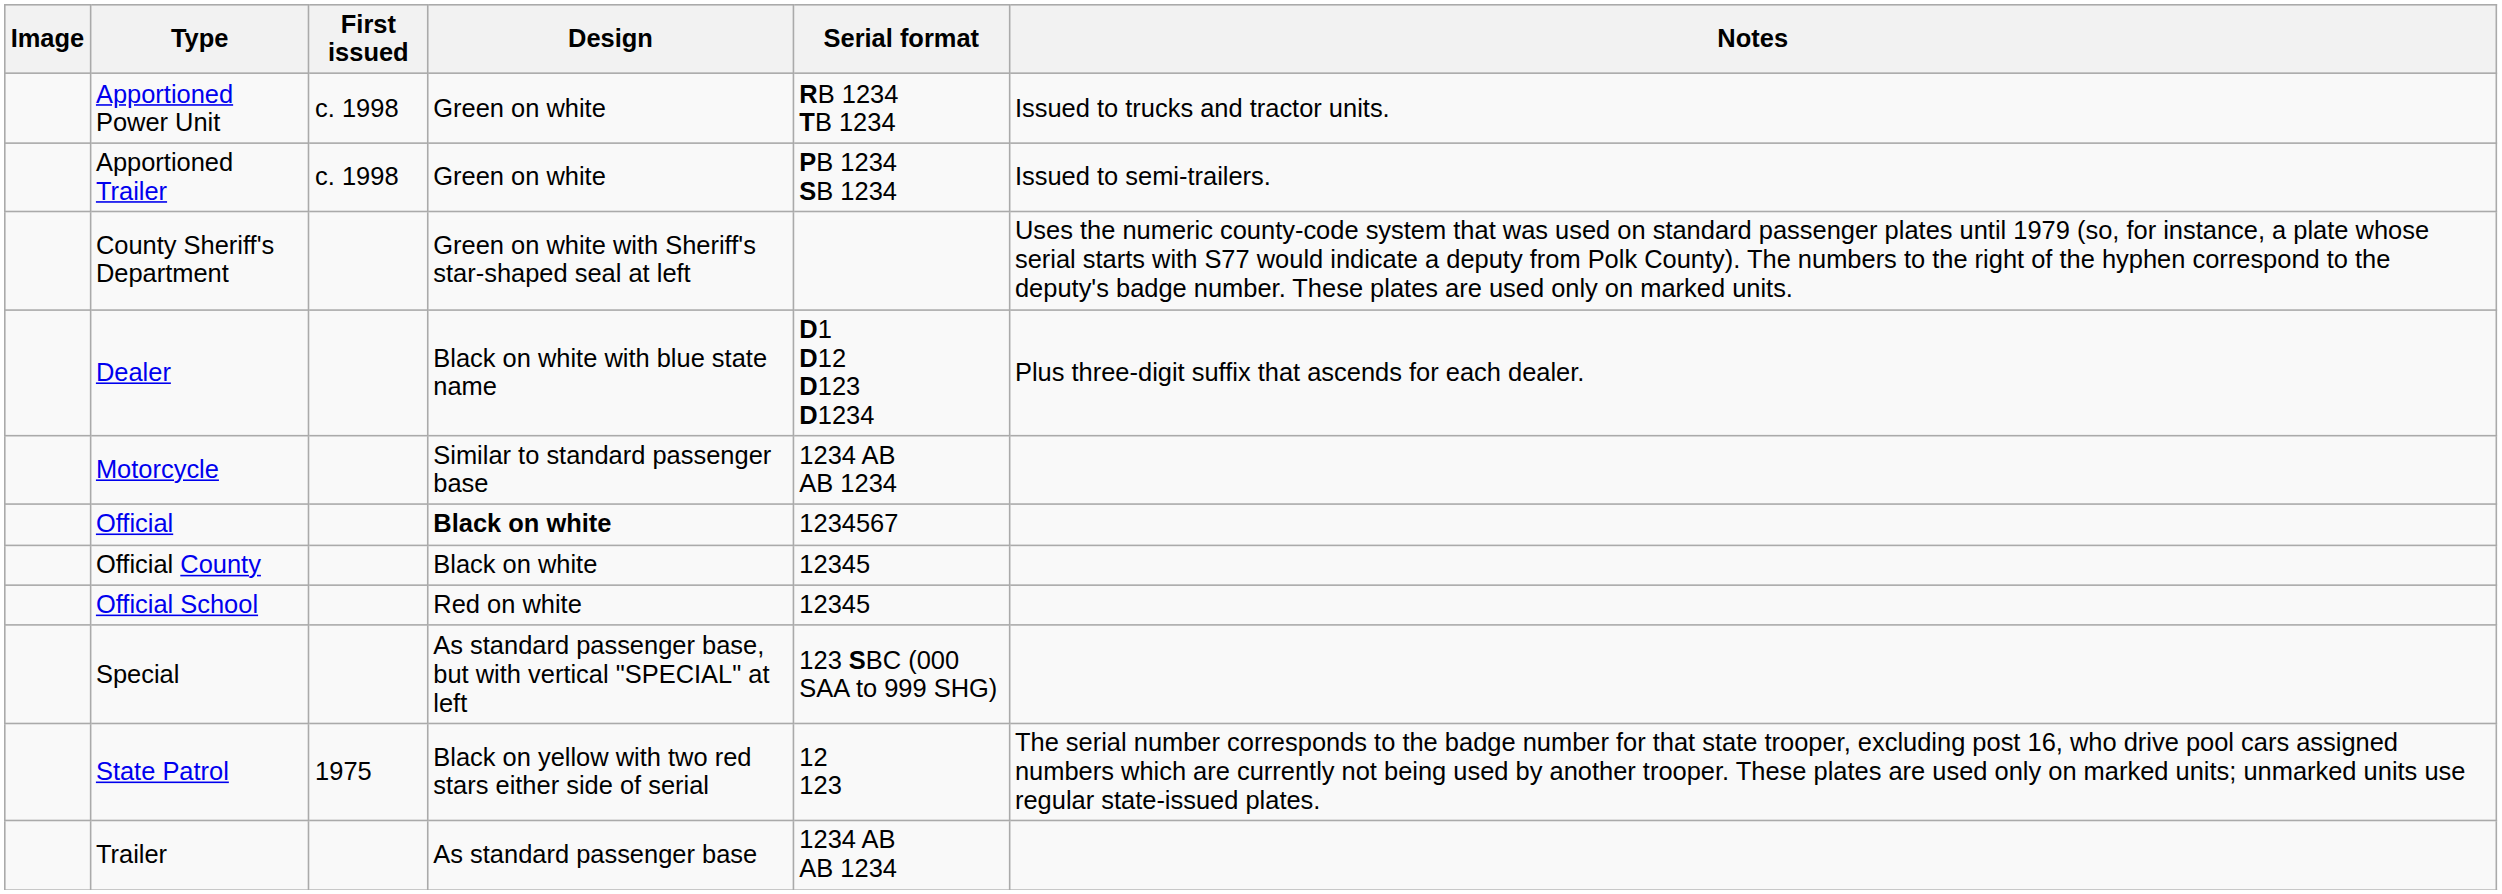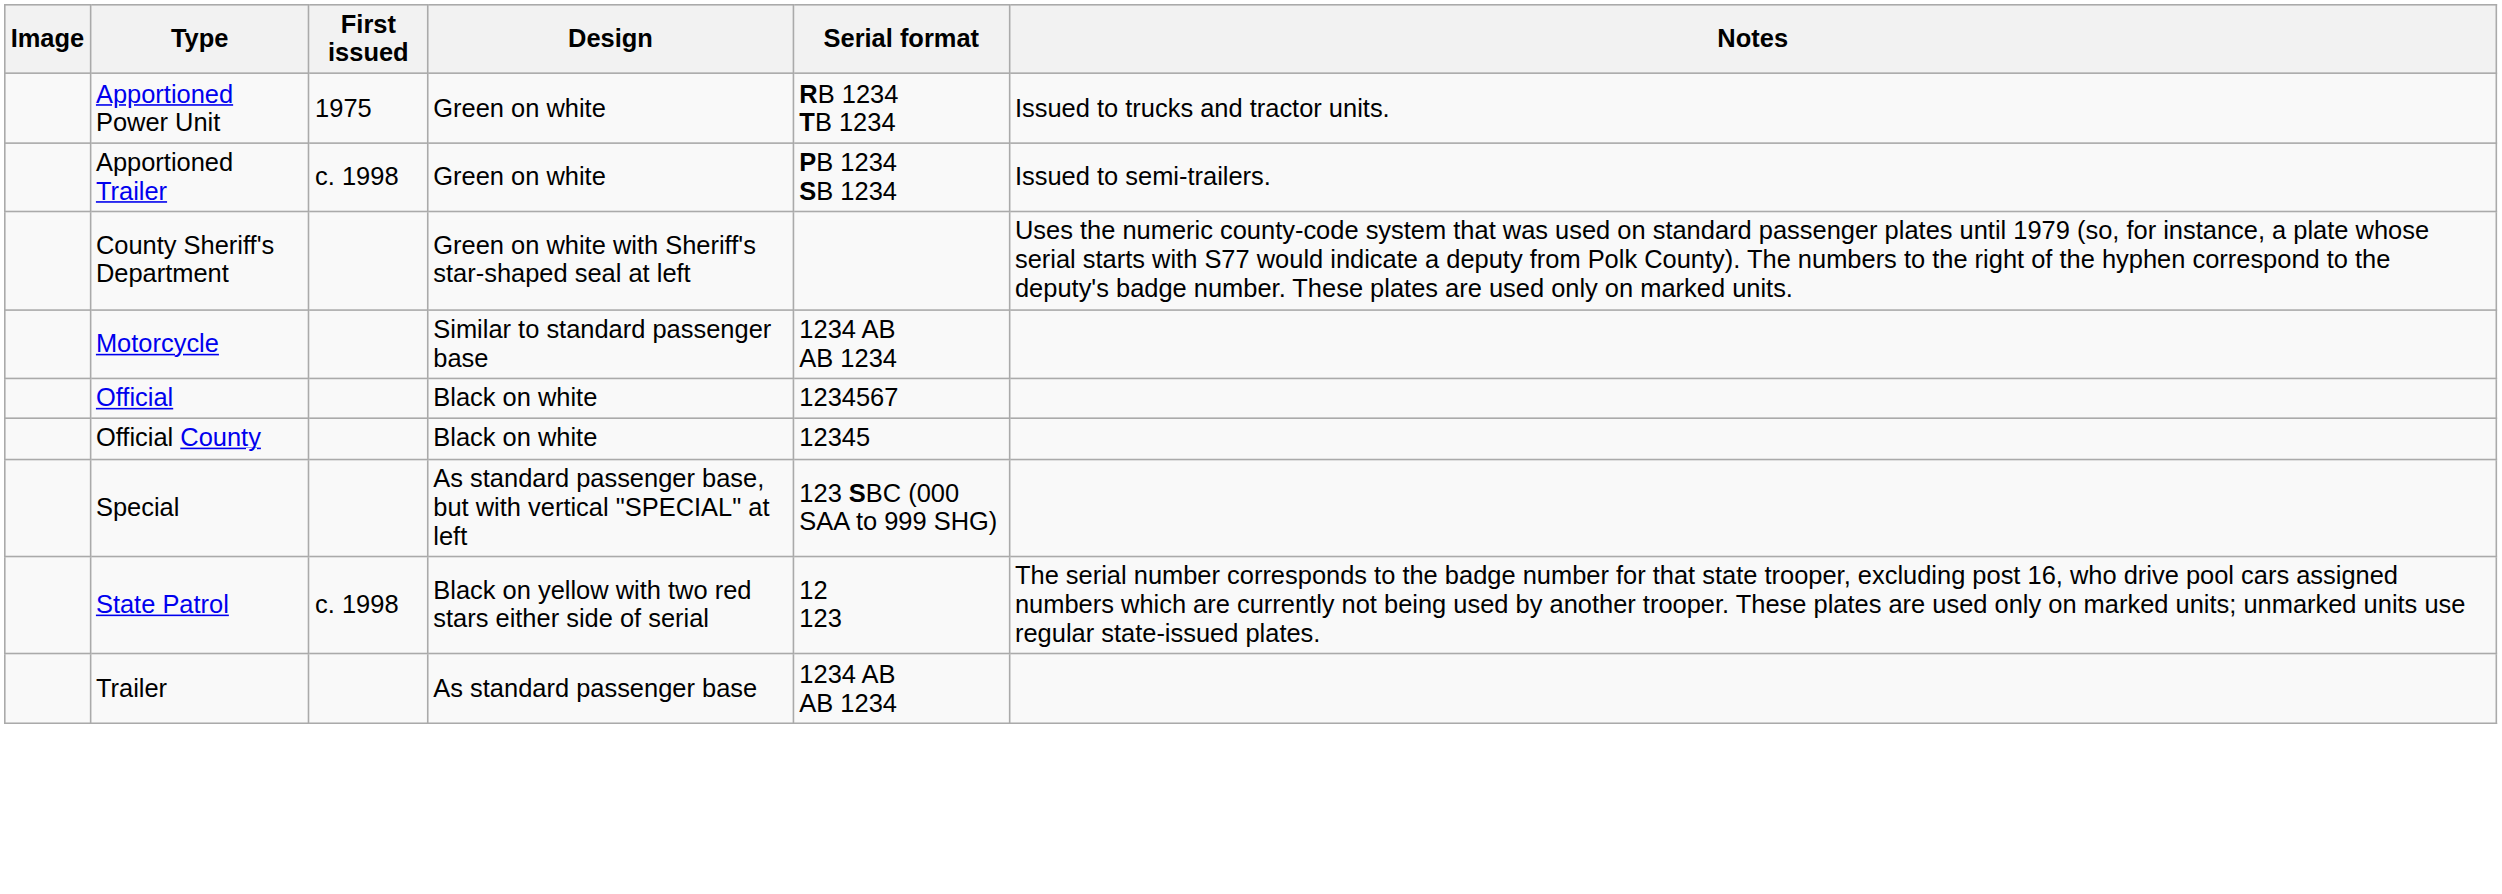(357, 107) c. 1998 -> (343, 107) 1975
- row: (133, 372)
(522, 524) bold -> (515, 398) normal
- row: (177, 605)
(343, 771) 1975 -> (357, 605) c. 1998
